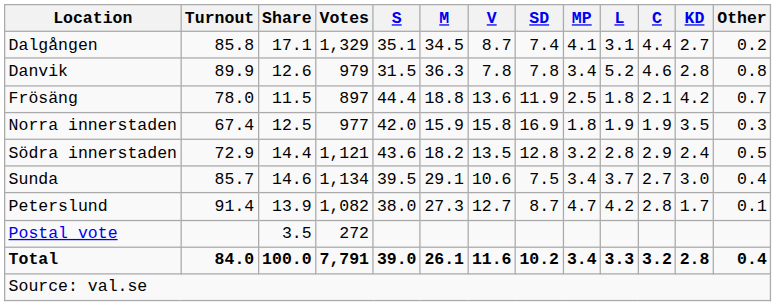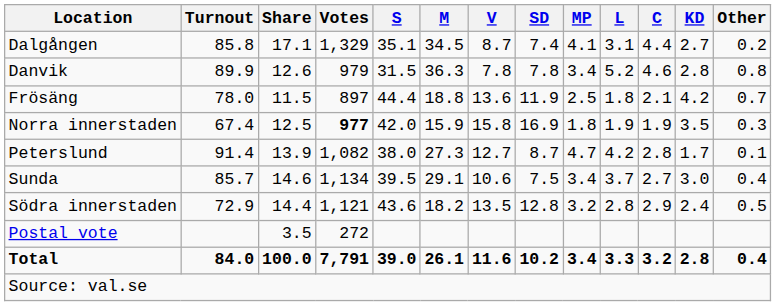(354, 126) normal -> (354, 126) bold
rows swapped: (58, 206) <-> (93, 153)
